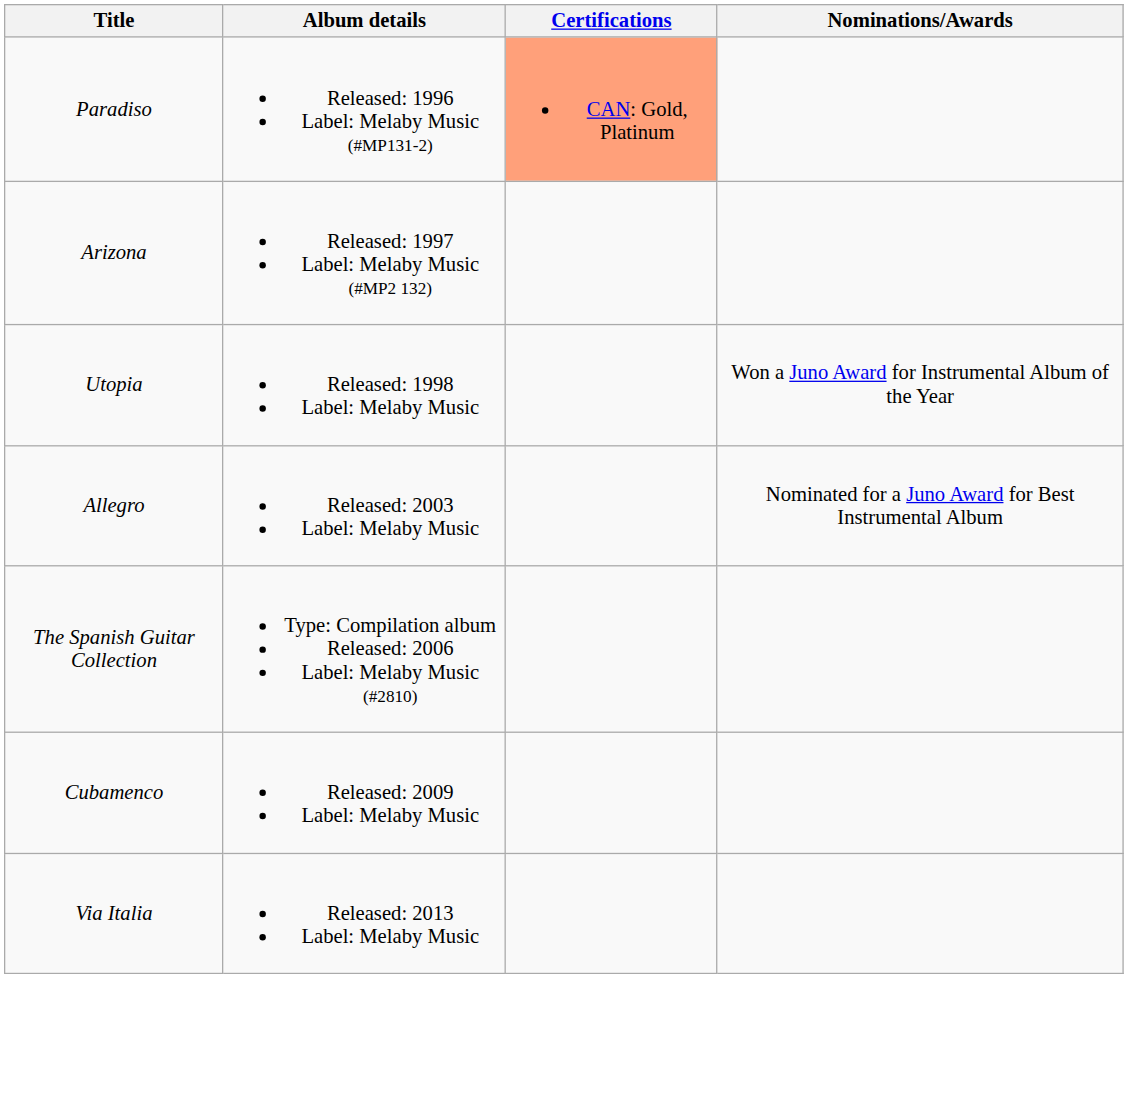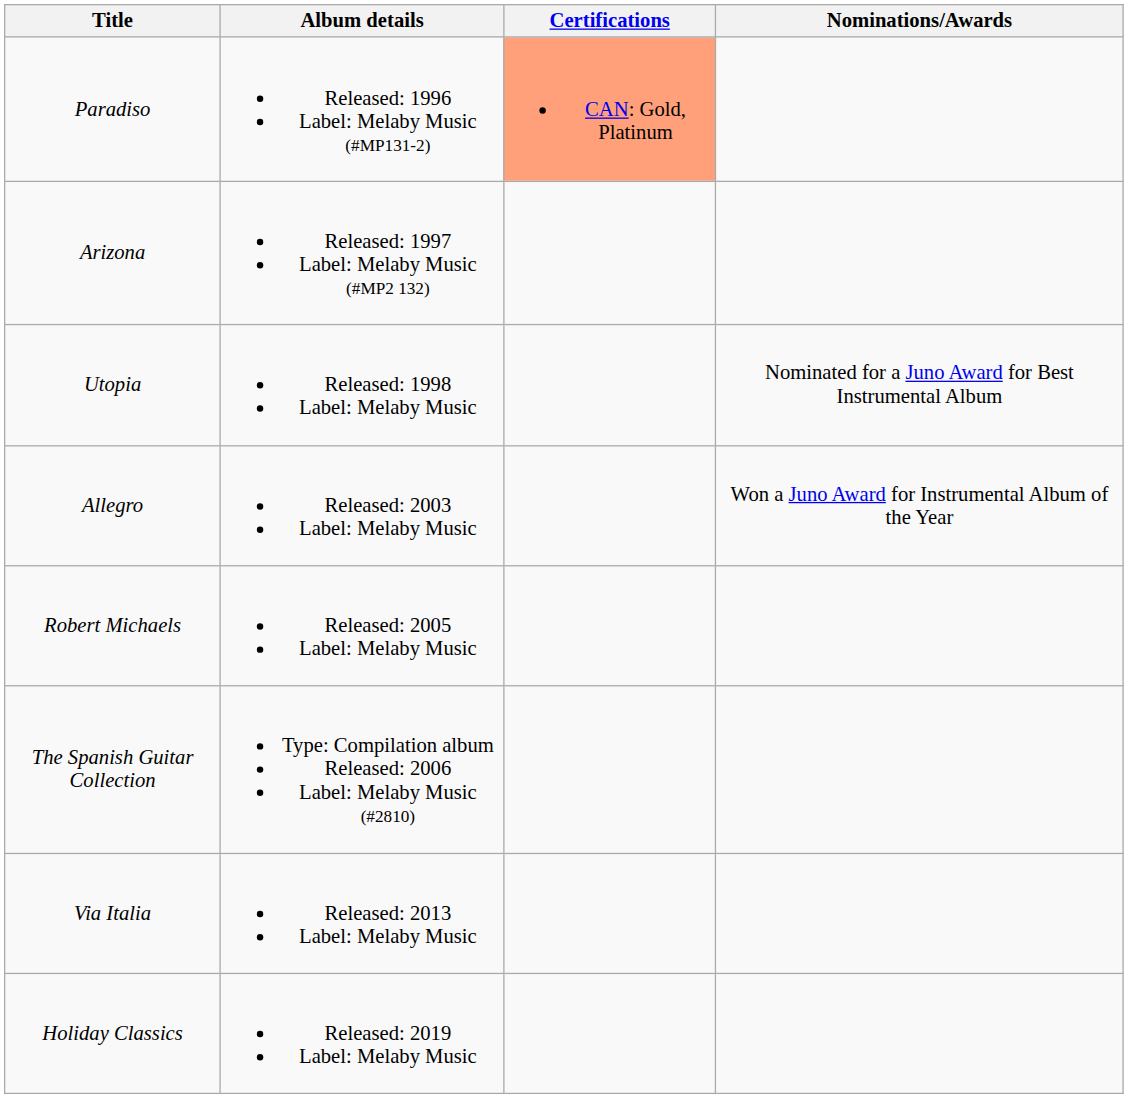(920, 384) Won a Juno Award for Instrumental Album of the Year -> (919, 384) Nominated for a Juno Award for Best Instrumental Album
(920, 505) Nominated for a Juno Award for Best Instrumental Album -> (919, 505) Won a Juno Award for Instrumental Album of the Year
+ row: (113, 625)
- row: (114, 792)
+ row: (113, 1033)
